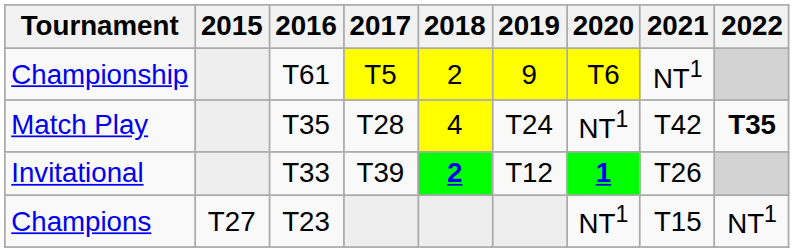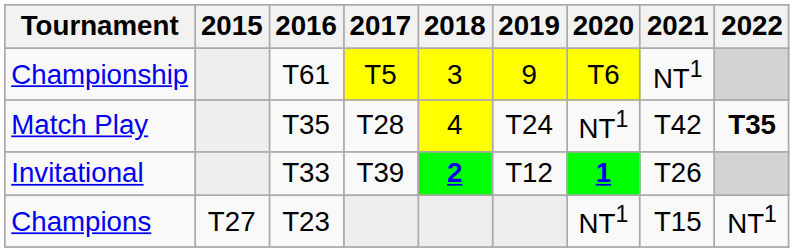(455, 74) 2 -> (455, 74) 3
